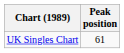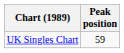(100, 39) 61 -> (100, 39) 59
